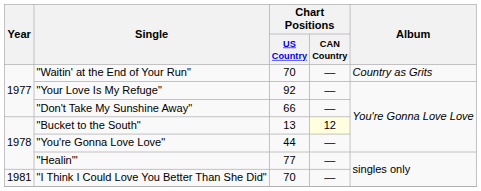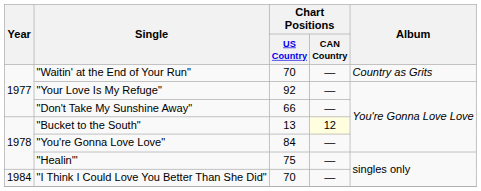(289, 143) 44 -> (289, 143) 84
(289, 160) 77 -> (289, 160) 75
(19, 178) 1981 -> (19, 178) 1984
